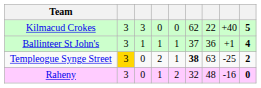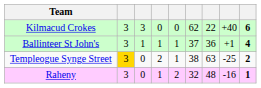(248, 28) 5 -> (248, 28) 6
(194, 59) bold -> (194, 59) normal
(248, 75) 0 -> (248, 75) 1
